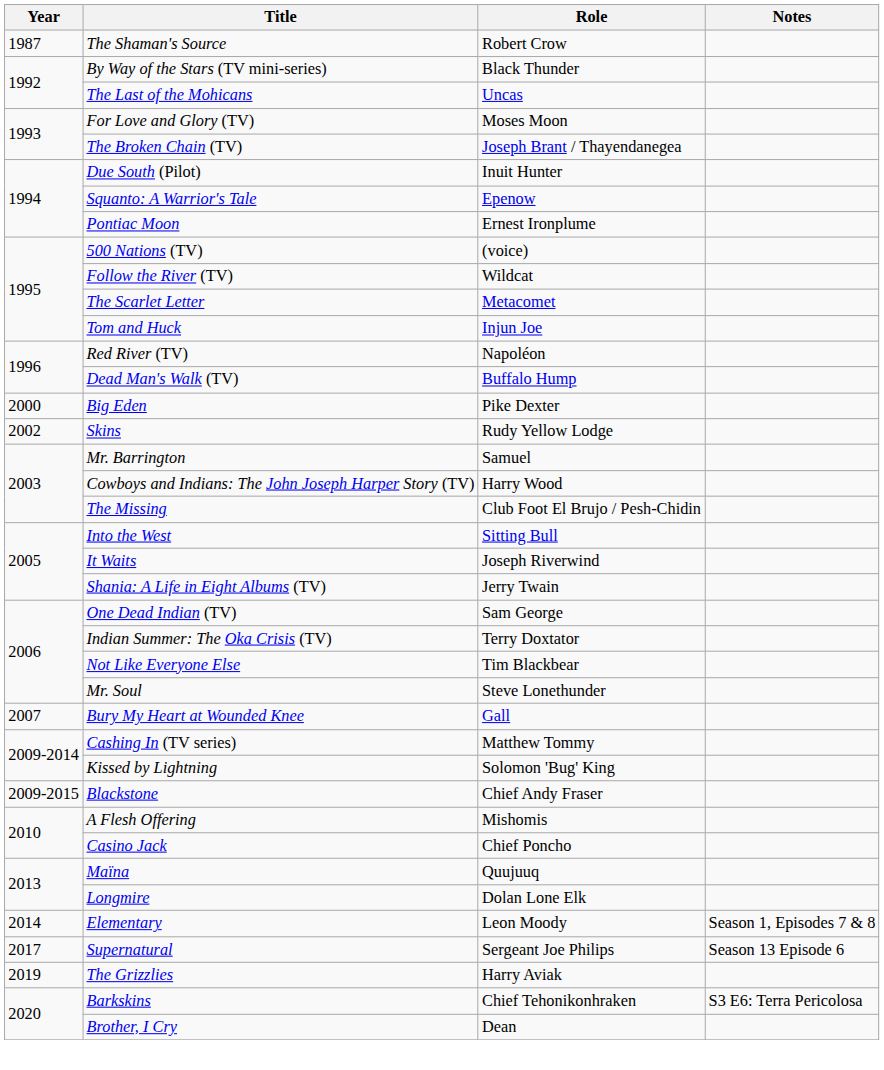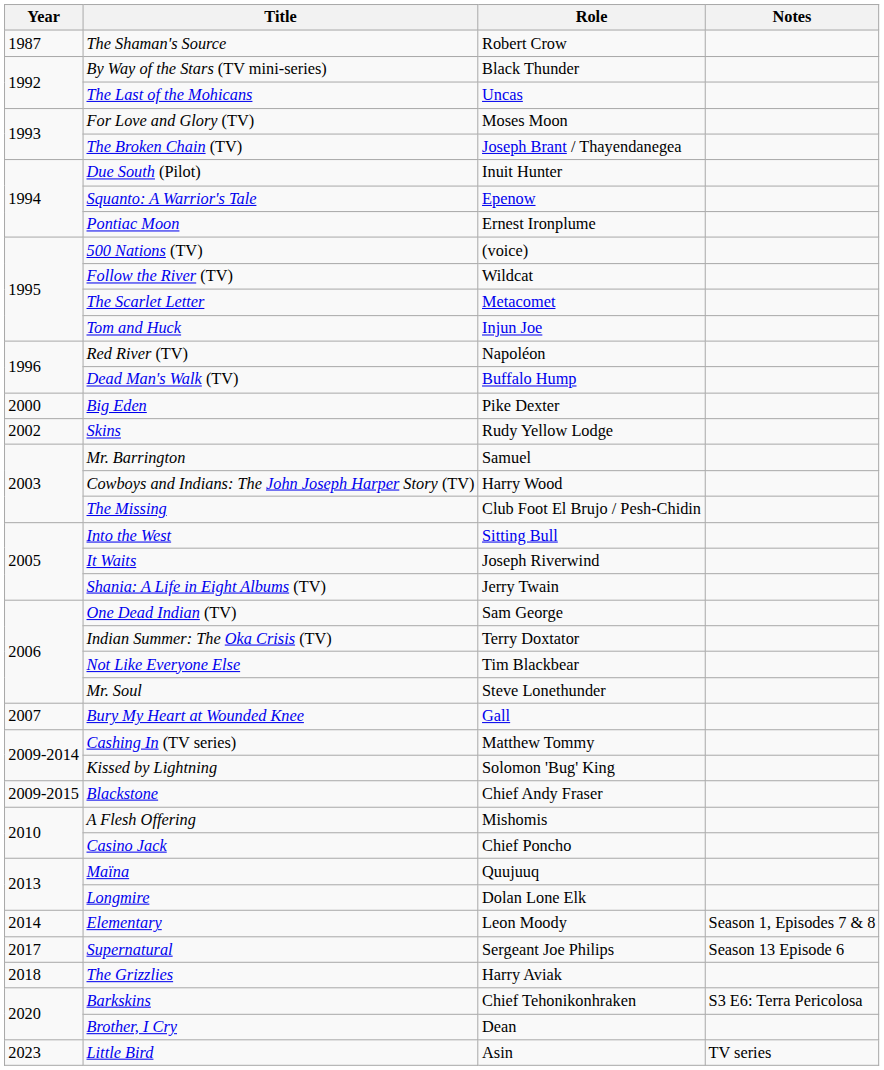(25, 975) 2019 -> (25, 975) 2018
+ row: (120, 1052)
